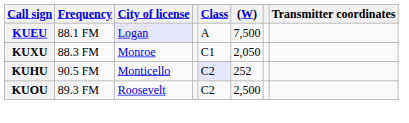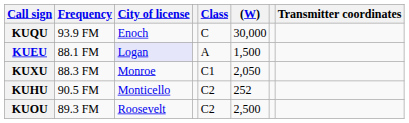+ row: (30, 33)
(247, 33) 7,500 -> (247, 52) 1,500
(208, 71) lavender background -> (208, 90) no background
